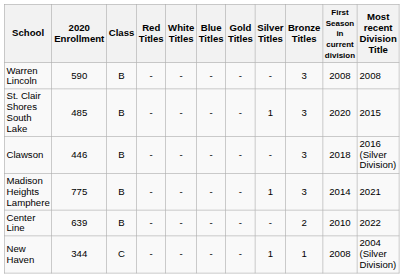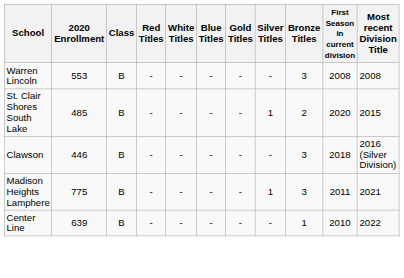(79, 75) 590 -> (79, 75) 553
(304, 112) 3 -> (304, 112) 2
(340, 191) 2014 -> (340, 191) 2011
(304, 223) 2 -> (304, 223) 1
- row: (20, 254)
